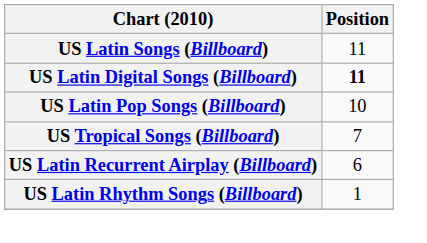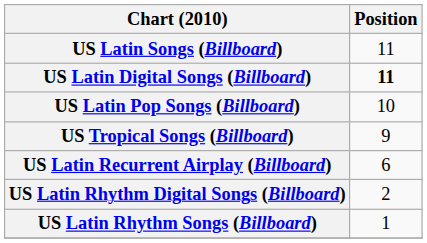(357, 135) 7 -> (386, 135) 9
+ row: (177, 194)
